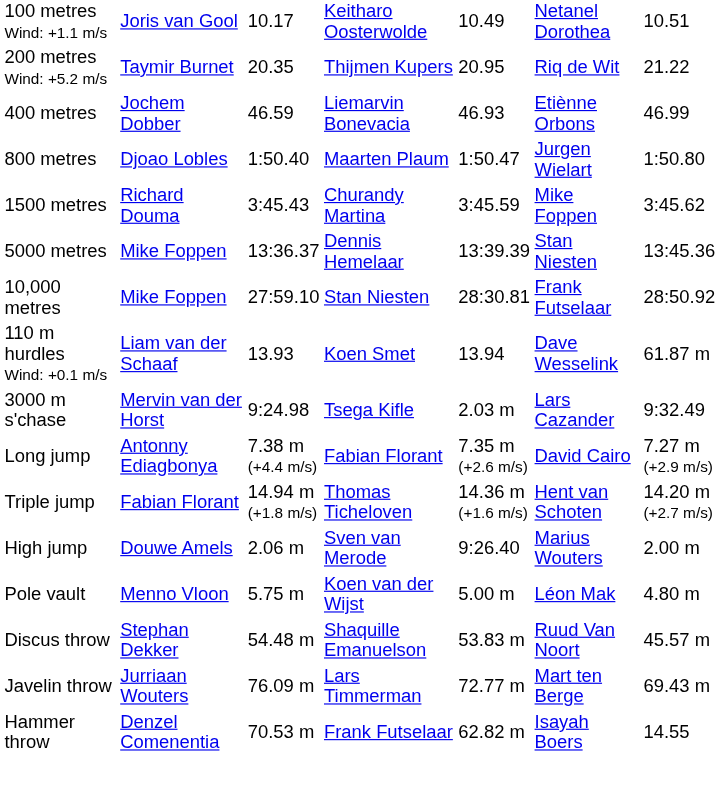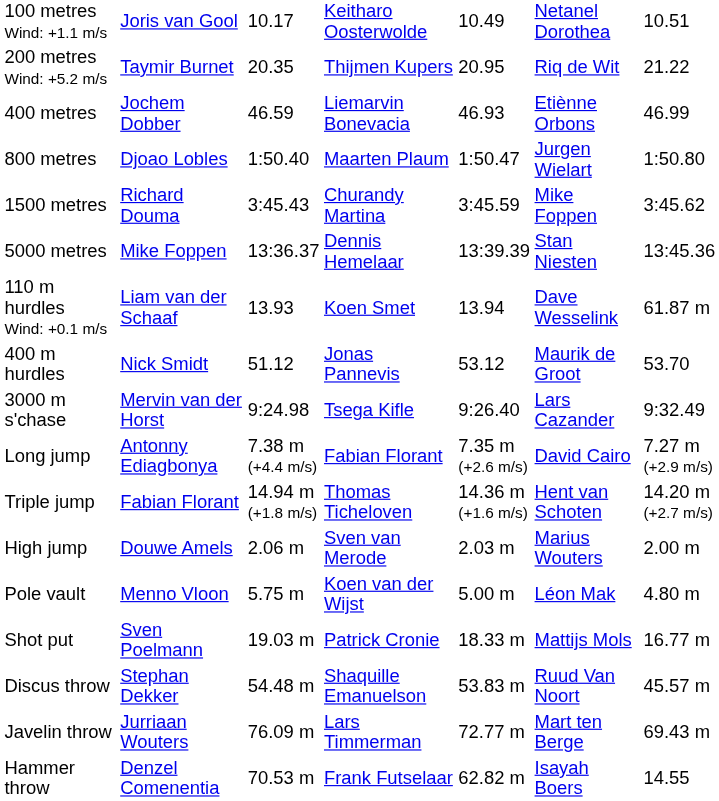- row: (33, 297)
+ row: (35, 364)
(486, 410) 2.03 m -> (489, 410) 9:26.40
(489, 548) 9:26.40 -> (486, 548) 2.03 m
+ row: (39, 640)
